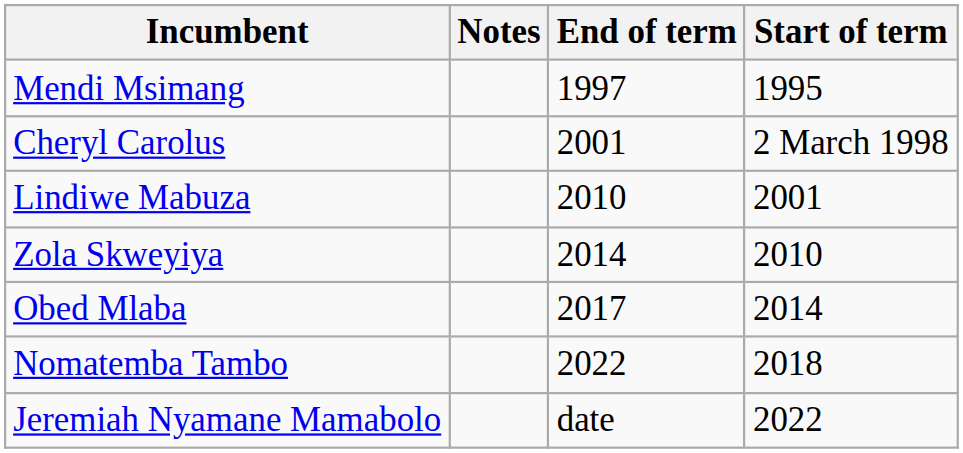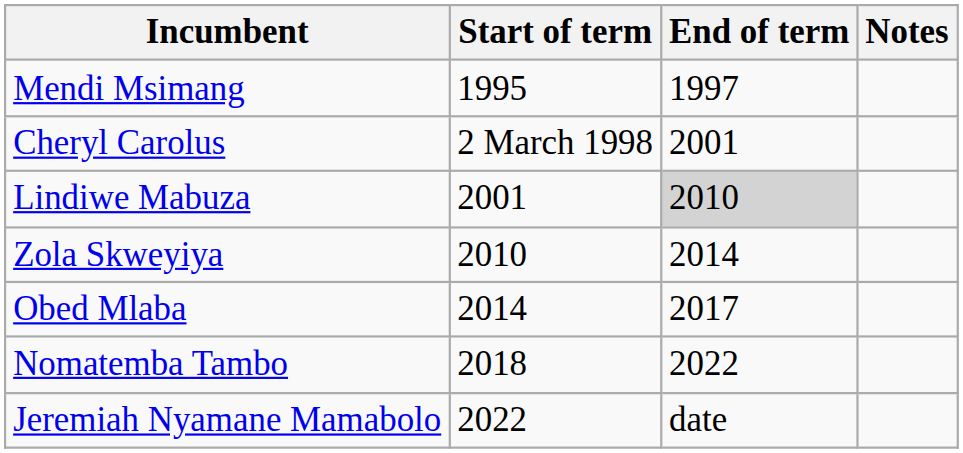columns swapped: (851, 32) <-> (499, 32)
(592, 198) no background -> (704, 198) lightgrey background
